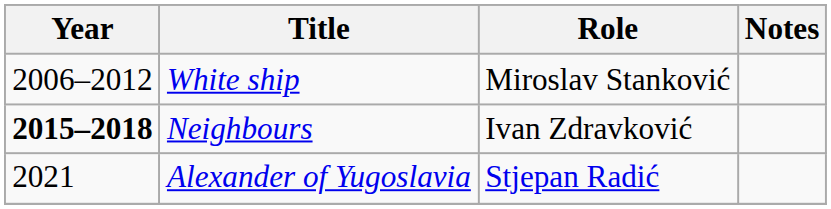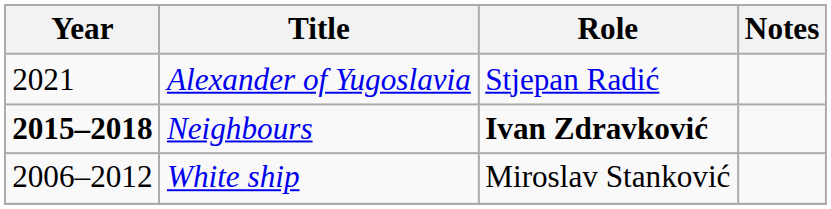rows swapped: (233, 78) <-> (319, 177)
(589, 128) normal -> (597, 128) bold
